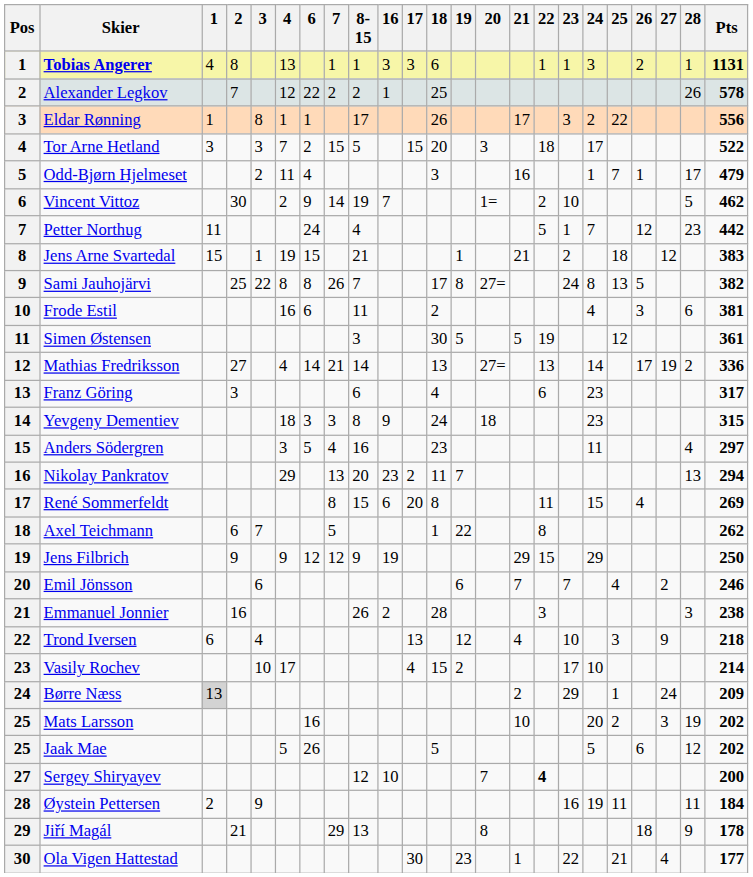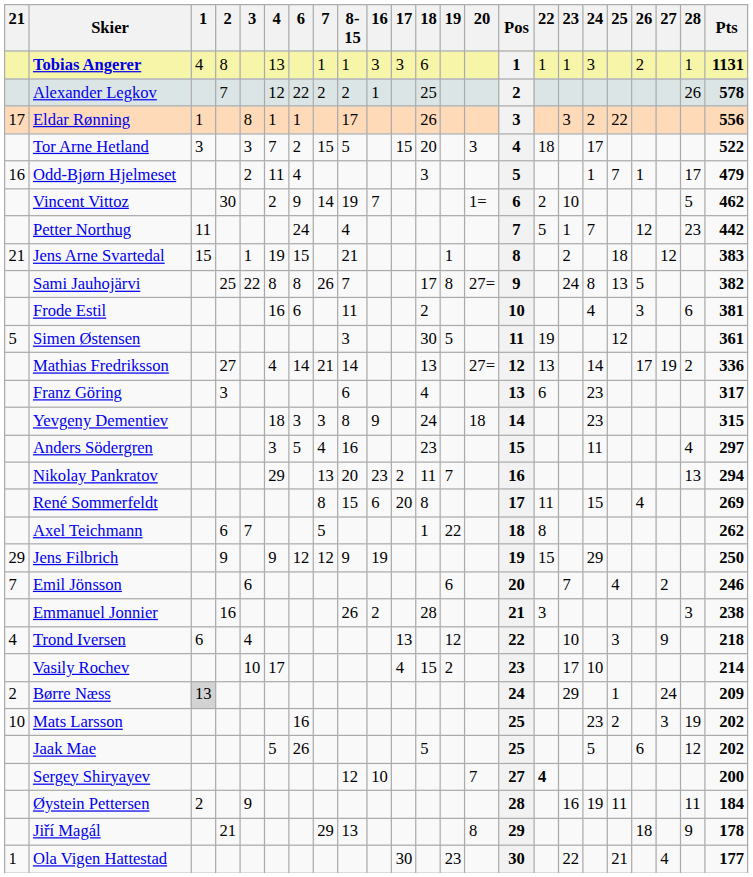columns swapped: (22, 27) <-> (522, 17)
(595, 721) 20 -> (595, 721) 23
